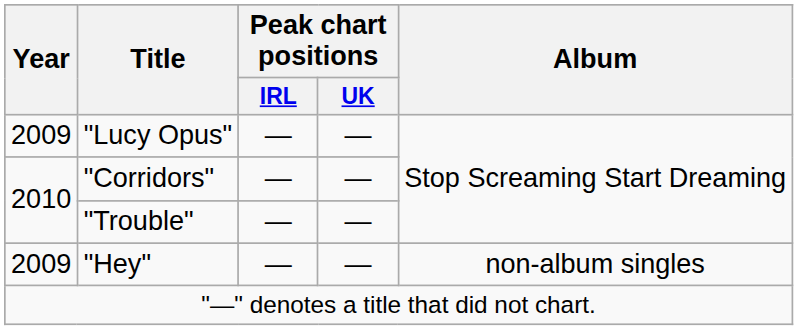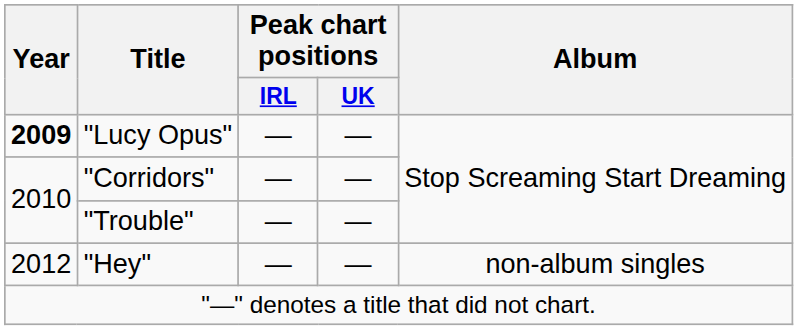(41, 135) normal -> (41, 135) bold
(41, 264) 2009 -> (41, 264) 2012
